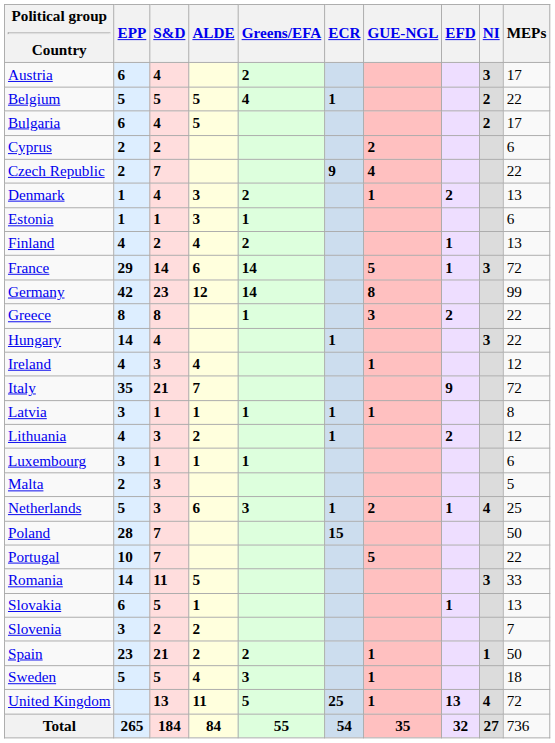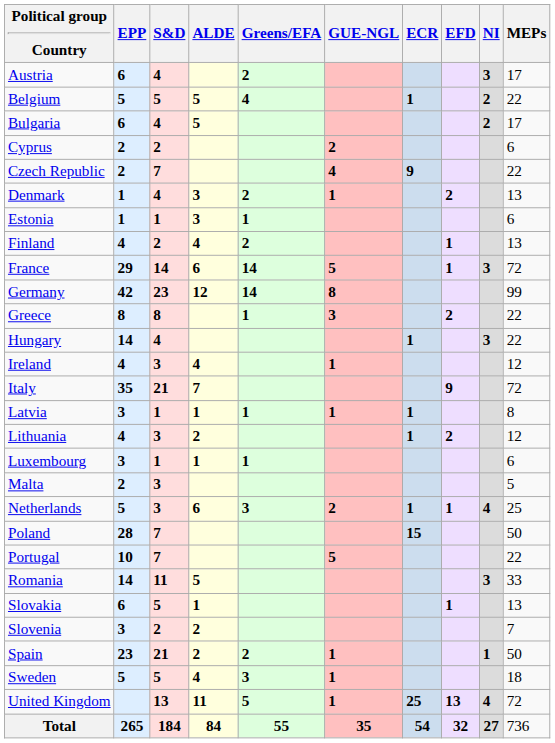columns swapped: (344, 33) <-> (403, 33)
